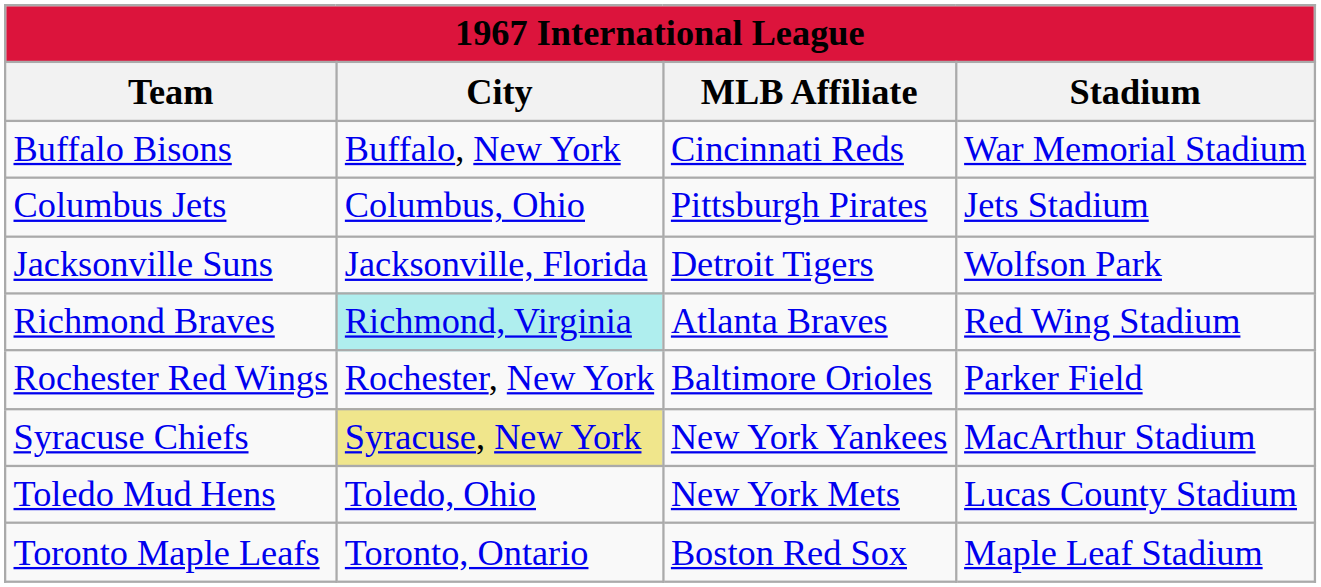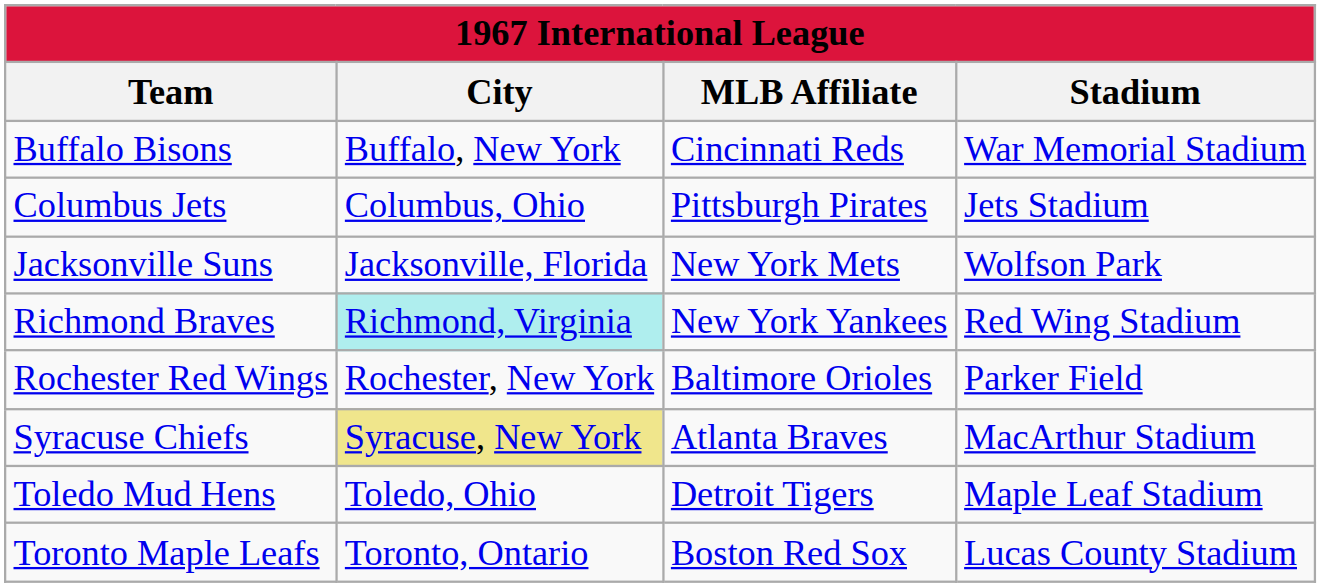(772, 263) Detroit Tigers -> (785, 263) New York Mets
(779, 321) Atlanta Braves -> (809, 321) New York Yankees
(809, 436) New York Yankees -> (779, 436) Atlanta Braves
(785, 494) New York Mets -> (772, 494) Detroit Tigers
(1131, 494) Lucas County Stadium -> (1113, 494) Maple Leaf Stadium
(1113, 551) Maple Leaf Stadium -> (1131, 551) Lucas County Stadium
